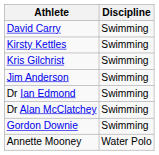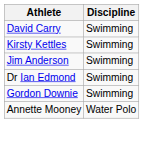- row: (35, 61)
- row: (52, 110)
